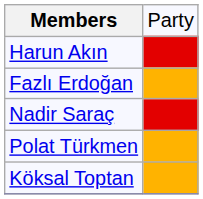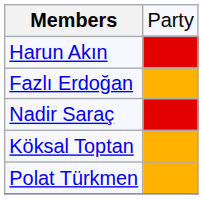rows swapped: (72, 178) <-> (74, 146)
